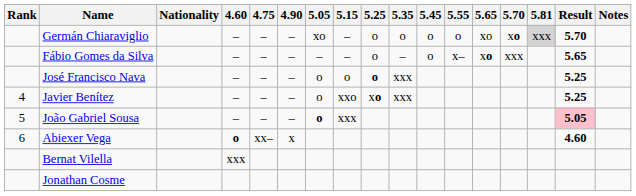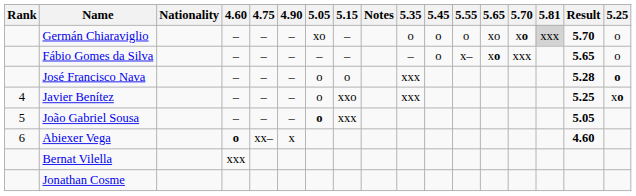columns swapped: (375, 15) <-> (613, 15)
(575, 77) 5.25 -> (583, 77) 5.28
(575, 118) pink background -> (583, 118) no background
